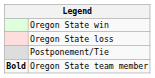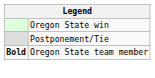- row: (72, 38)
